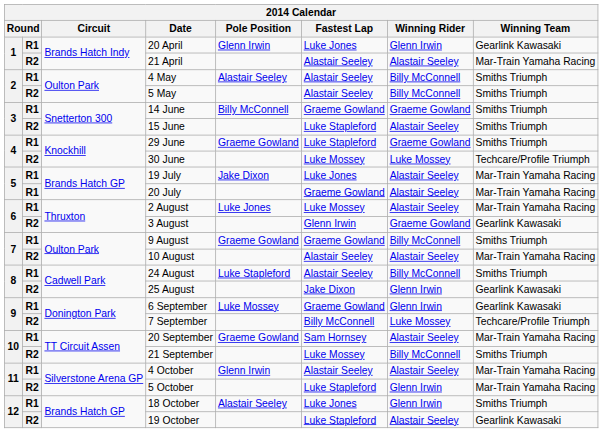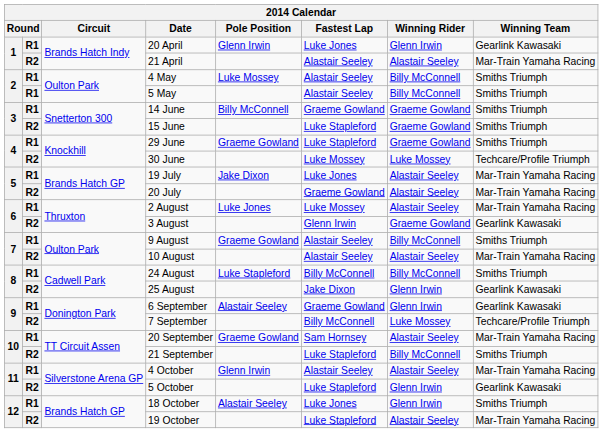(252, 77) Alastair Seeley -> (248, 77) Luke Mossey
(32, 94) R2 -> (32, 94) R1
(424, 126) Alastair Seeley -> (430, 126) Graeme Gowland
(32, 191) R1 -> (32, 191) R2
(344, 240) Graeme Gowland -> (338, 240) Alastair Seeley
(338, 273) Alastair Seeley -> (339, 273) Billy McConnell
(248, 305) Luke Mossey -> (252, 305) Alastair Seeley
(334, 354) Luke Mossey -> (340, 354) Luke Stapleford
(535, 387) Mar-Train Yamaha Racing -> (518, 387) Gearlink Kawasaki
(518, 419) Gearlink Kawasaki -> (535, 419) Mar-Train Yamaha Racing
